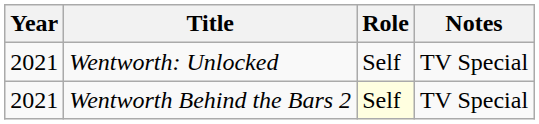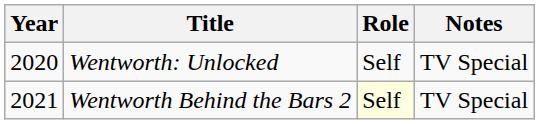(34, 61) 2021 -> (34, 61) 2020
